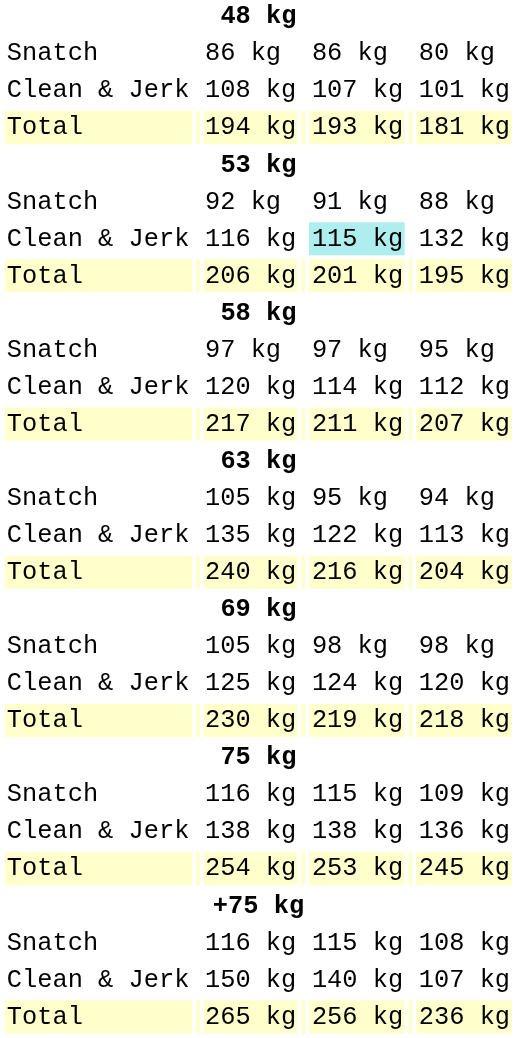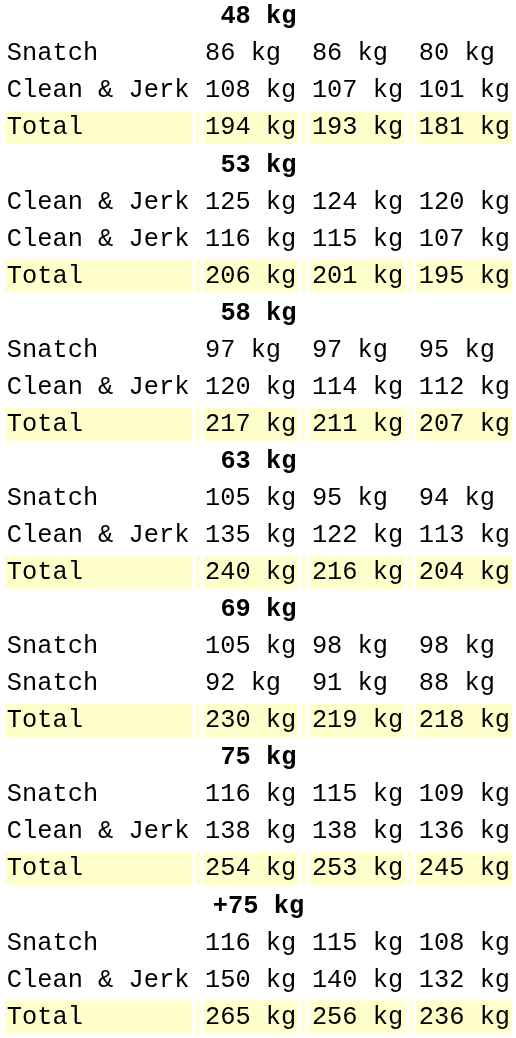rows swapped: (52, 202) <-> (98, 683)
(358, 239) paleturquoise background -> (358, 239) no background
(464, 239) 132 kg -> (464, 239) 107 kg
(464, 980) 107 kg -> (464, 980) 132 kg
